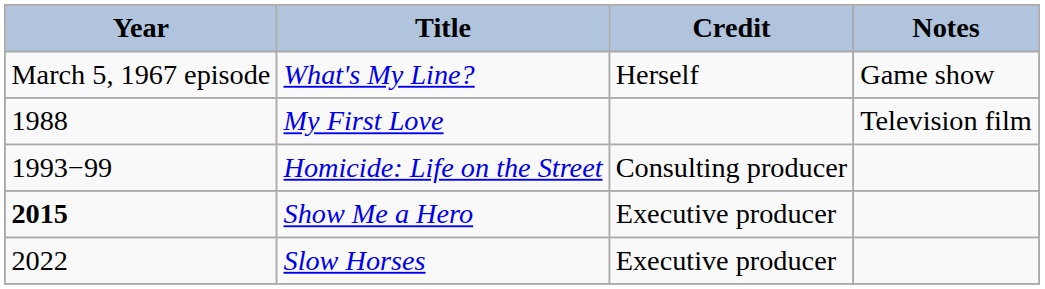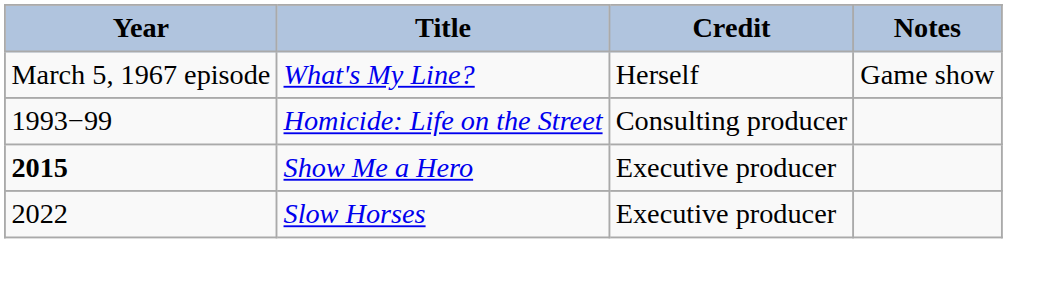- row: (364, 121)
